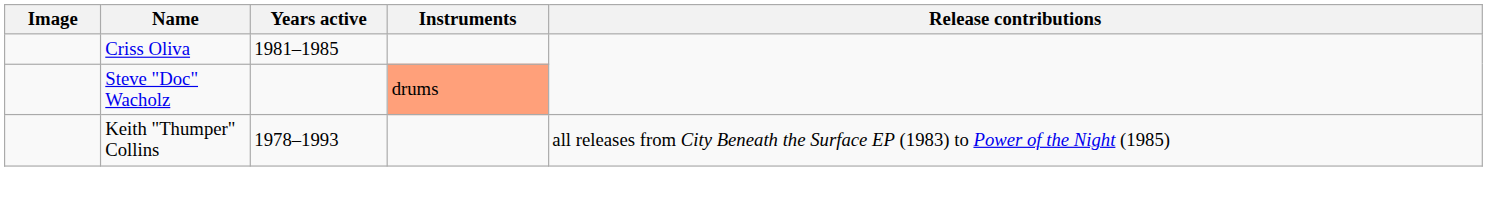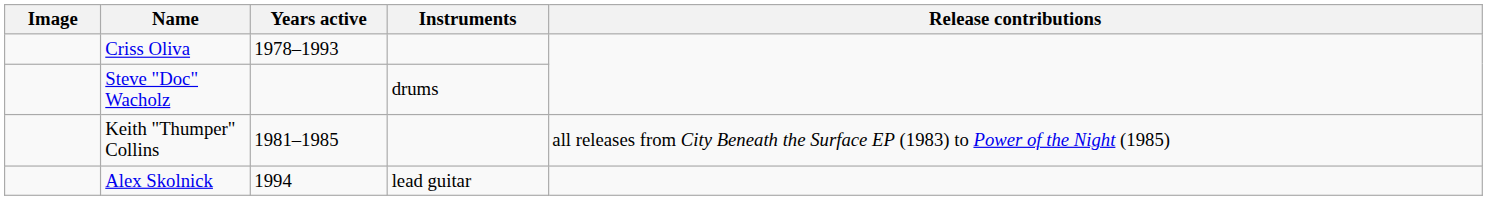(296, 49) 1981–1985 -> (296, 49) 1978–1993
(415, 89) lightsalmon background -> (415, 89) no background
(296, 140) 1978–1993 -> (296, 140) 1981–1985
+ row: (159, 180)
